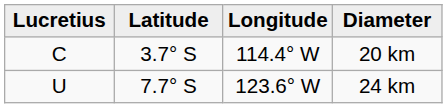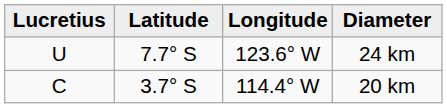rows swapped: (387, 53) <-> (387, 86)
